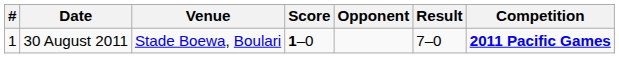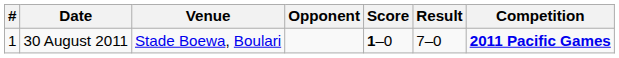columns swapped: (373, 16) <-> (309, 16)
